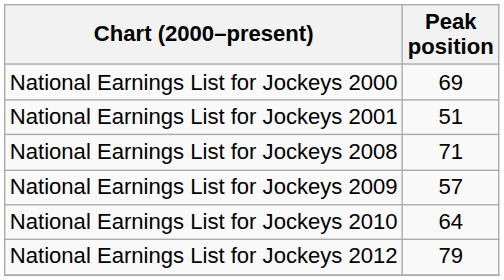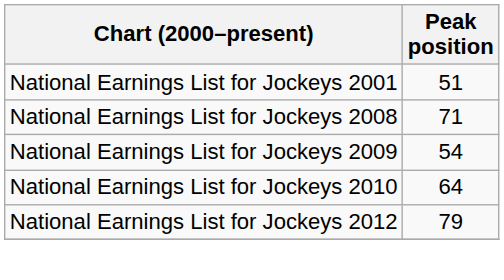- row: (204, 81)
(451, 186) 57 -> (451, 151) 54
